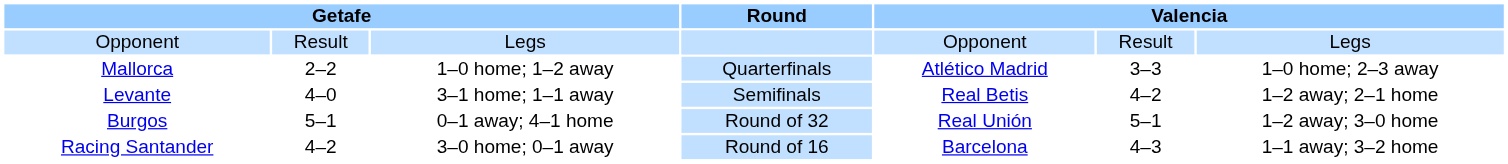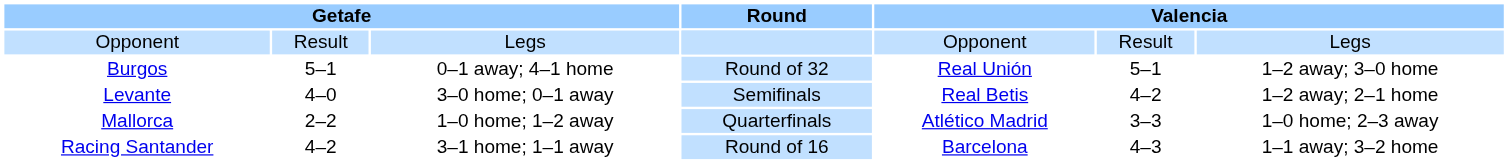rows swapped: (137, 120) <-> (137, 68)
(525, 94) 3–1 home; 1–1 away -> (525, 94) 3–0 home; 0–1 away
(525, 147) 3–0 home; 0–1 away -> (525, 147) 3–1 home; 1–1 away
